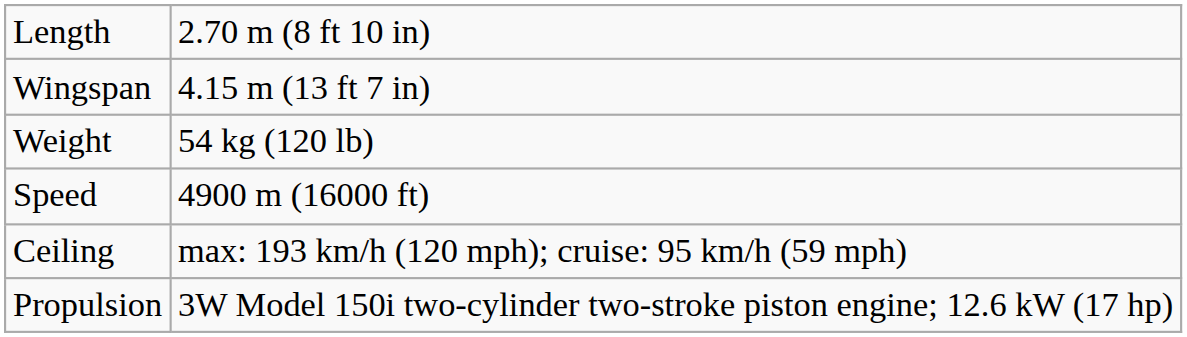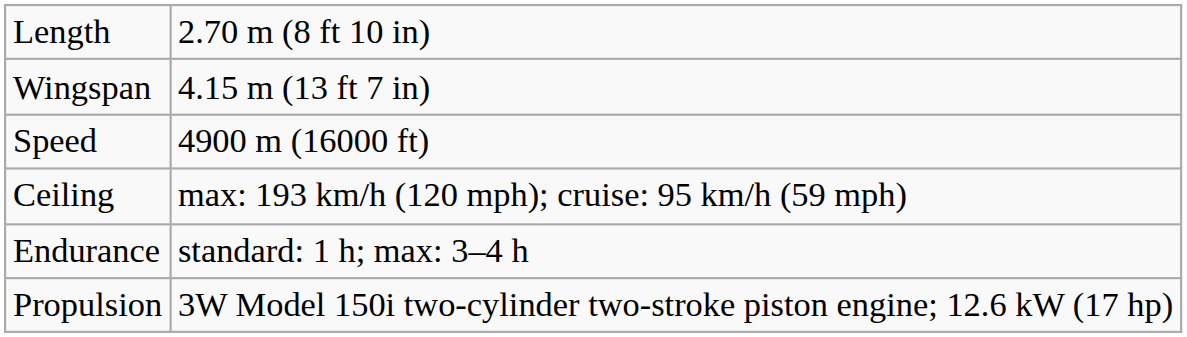- row: (62, 140)
+ row: (87, 250)
